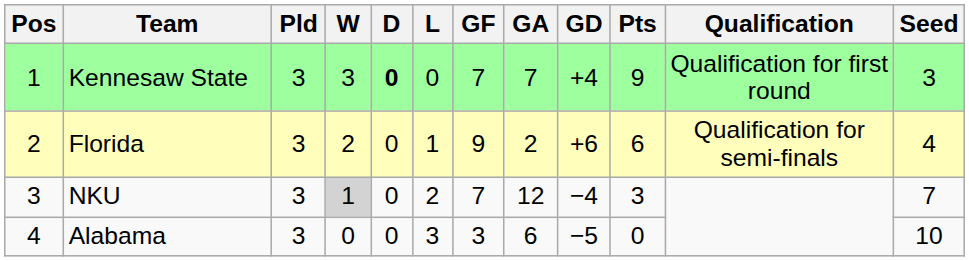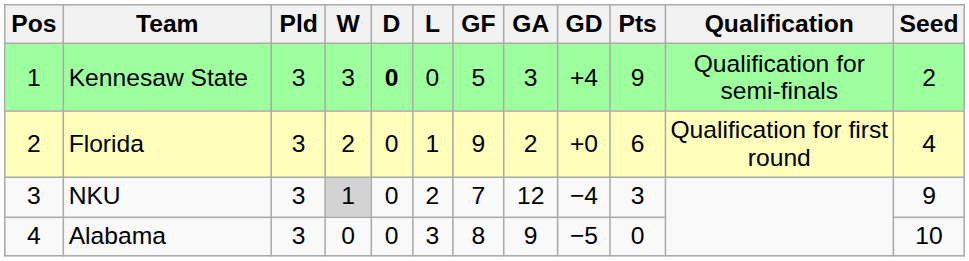(478, 76) 7 -> (478, 76) 5
(531, 76) 7 -> (531, 76) 3
(779, 76) Qualification for first round -> (779, 76) Qualification for semi-finals
(929, 76) 3 -> (929, 76) 2
(584, 143) +6 -> (584, 143) +0
(779, 143) Qualification for semi-finals -> (779, 143) Qualification for first round
(929, 196) 7 -> (929, 196) 9
(478, 235) 3 -> (478, 235) 8
(531, 235) 6 -> (531, 235) 9
